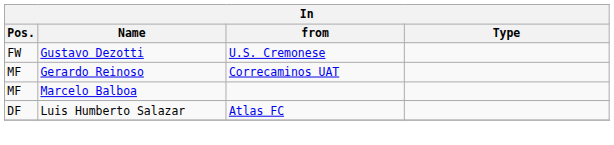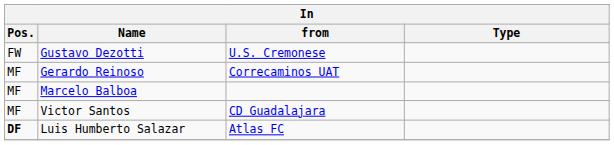+ row: (85, 110)
(14, 110) normal -> (14, 129) bold
